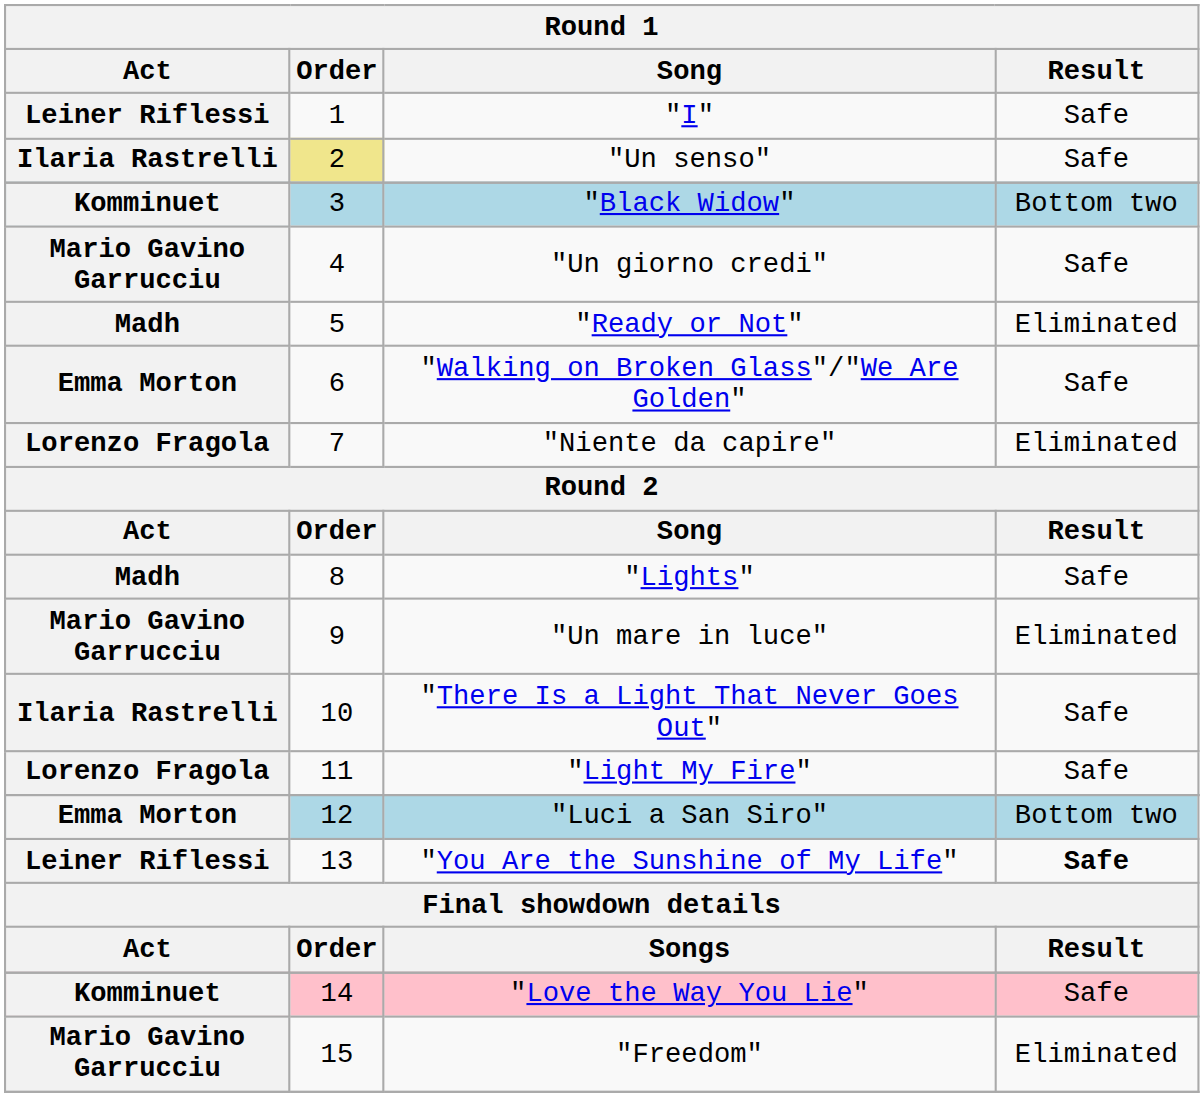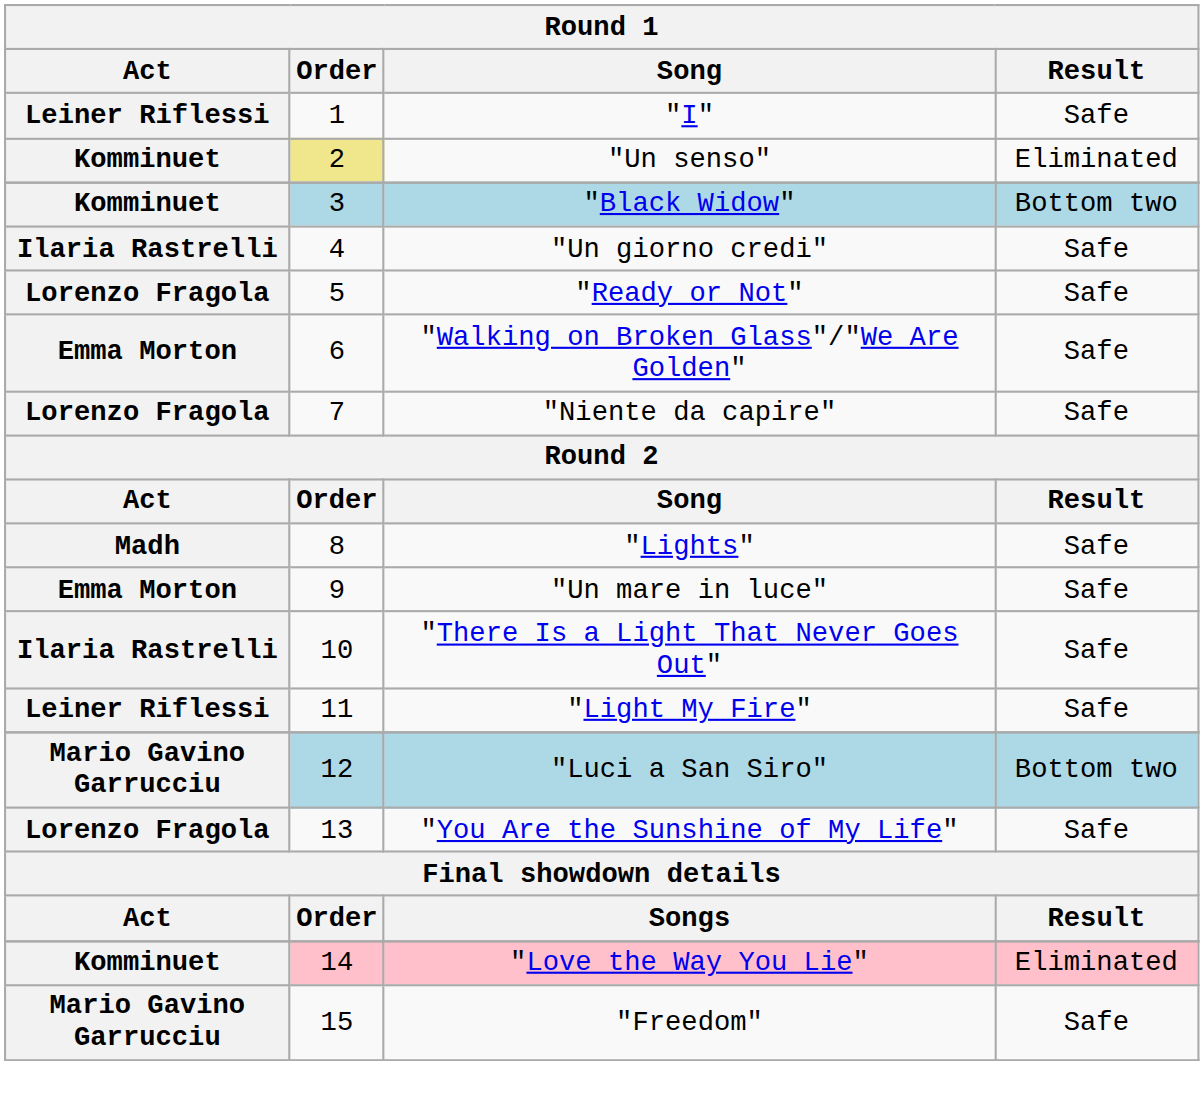(147, 160) Ilaria Rastrelli -> (147, 160) Komminuet
(1096, 160) Safe -> (1096, 160) Eliminated
(147, 264) Mario Gavino Garrucciu -> (147, 249) Ilaria Rastrelli
(147, 324) Madh -> (147, 293) Lorenzo Fragola
(1096, 324) Eliminated -> (1096, 293) Safe
(1096, 444) Eliminated -> (1096, 413) Safe
(147, 637) Mario Gavino Garrucciu -> (147, 590) Emma Morton
(1096, 637) Eliminated -> (1096, 590) Safe
(147, 773) Lorenzo Fragola -> (147, 710) Leiner Riflessi
(147, 817) Emma Morton -> (147, 770) Mario Gavino Garrucciu
(147, 861) Leiner Riflessi -> (147, 830) Lorenzo Fragola
(1096, 861) bold -> (1096, 830) normal
(1096, 994) Safe -> (1096, 963) Eliminated
(1096, 1054) Eliminated -> (1096, 1023) Safe
